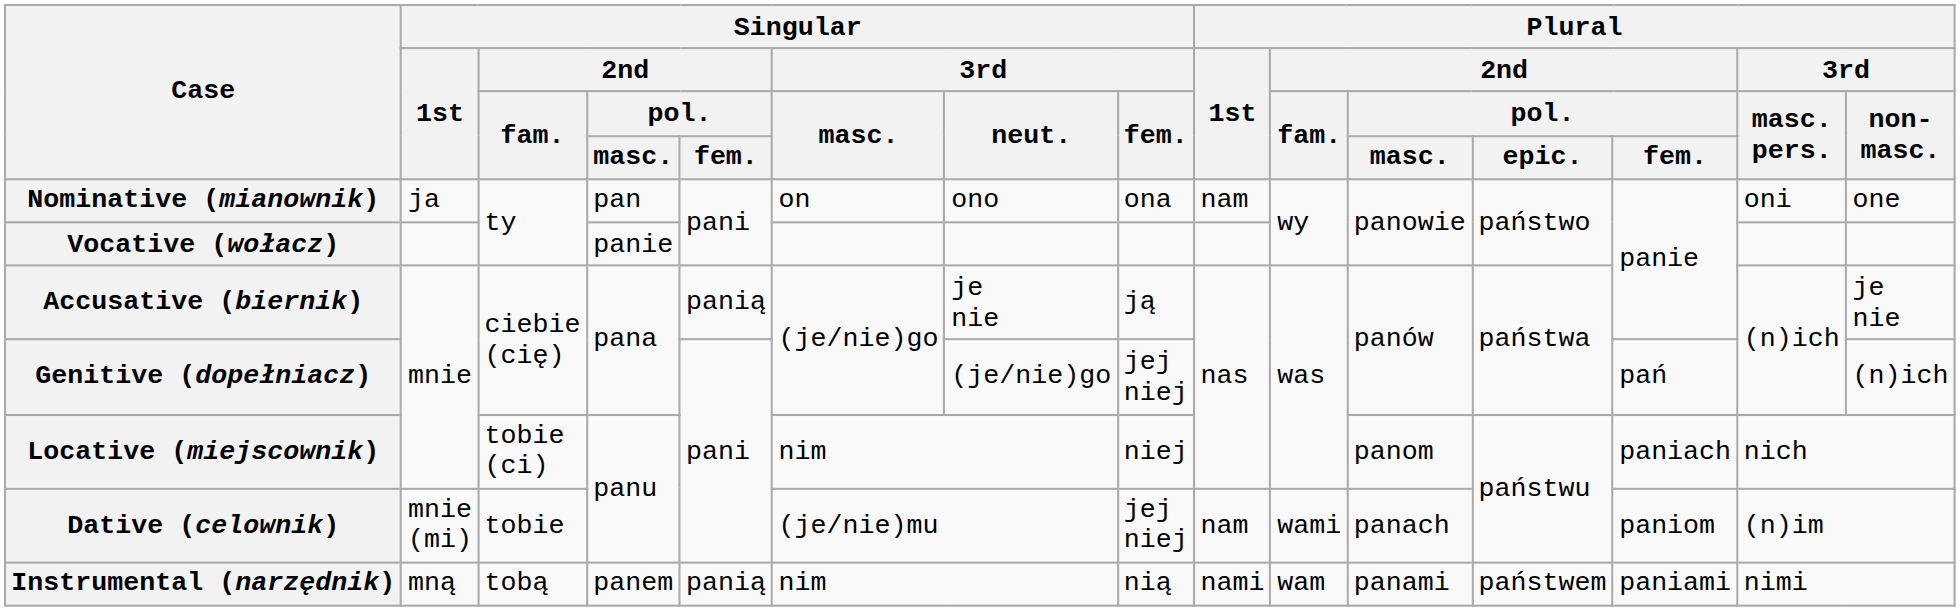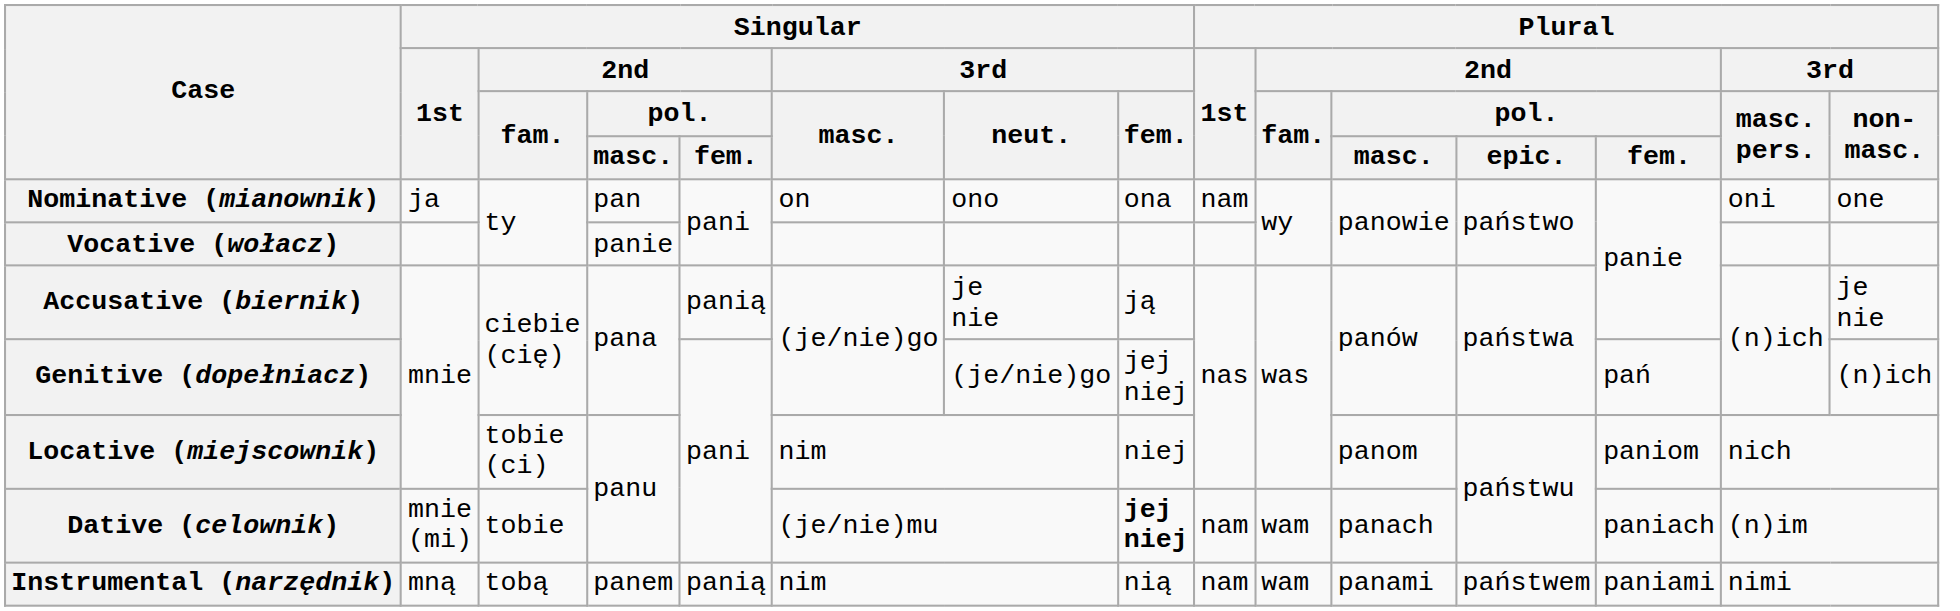(1675, 451) paniach -> (1651, 451) paniom
(1156, 525) normal -> (1156, 525) bold
(1309, 525) wami -> (1285, 525) wam
(1667, 525) paniom -> (1659, 525) paniach
(1232, 584) nami -> (1224, 584) nam
